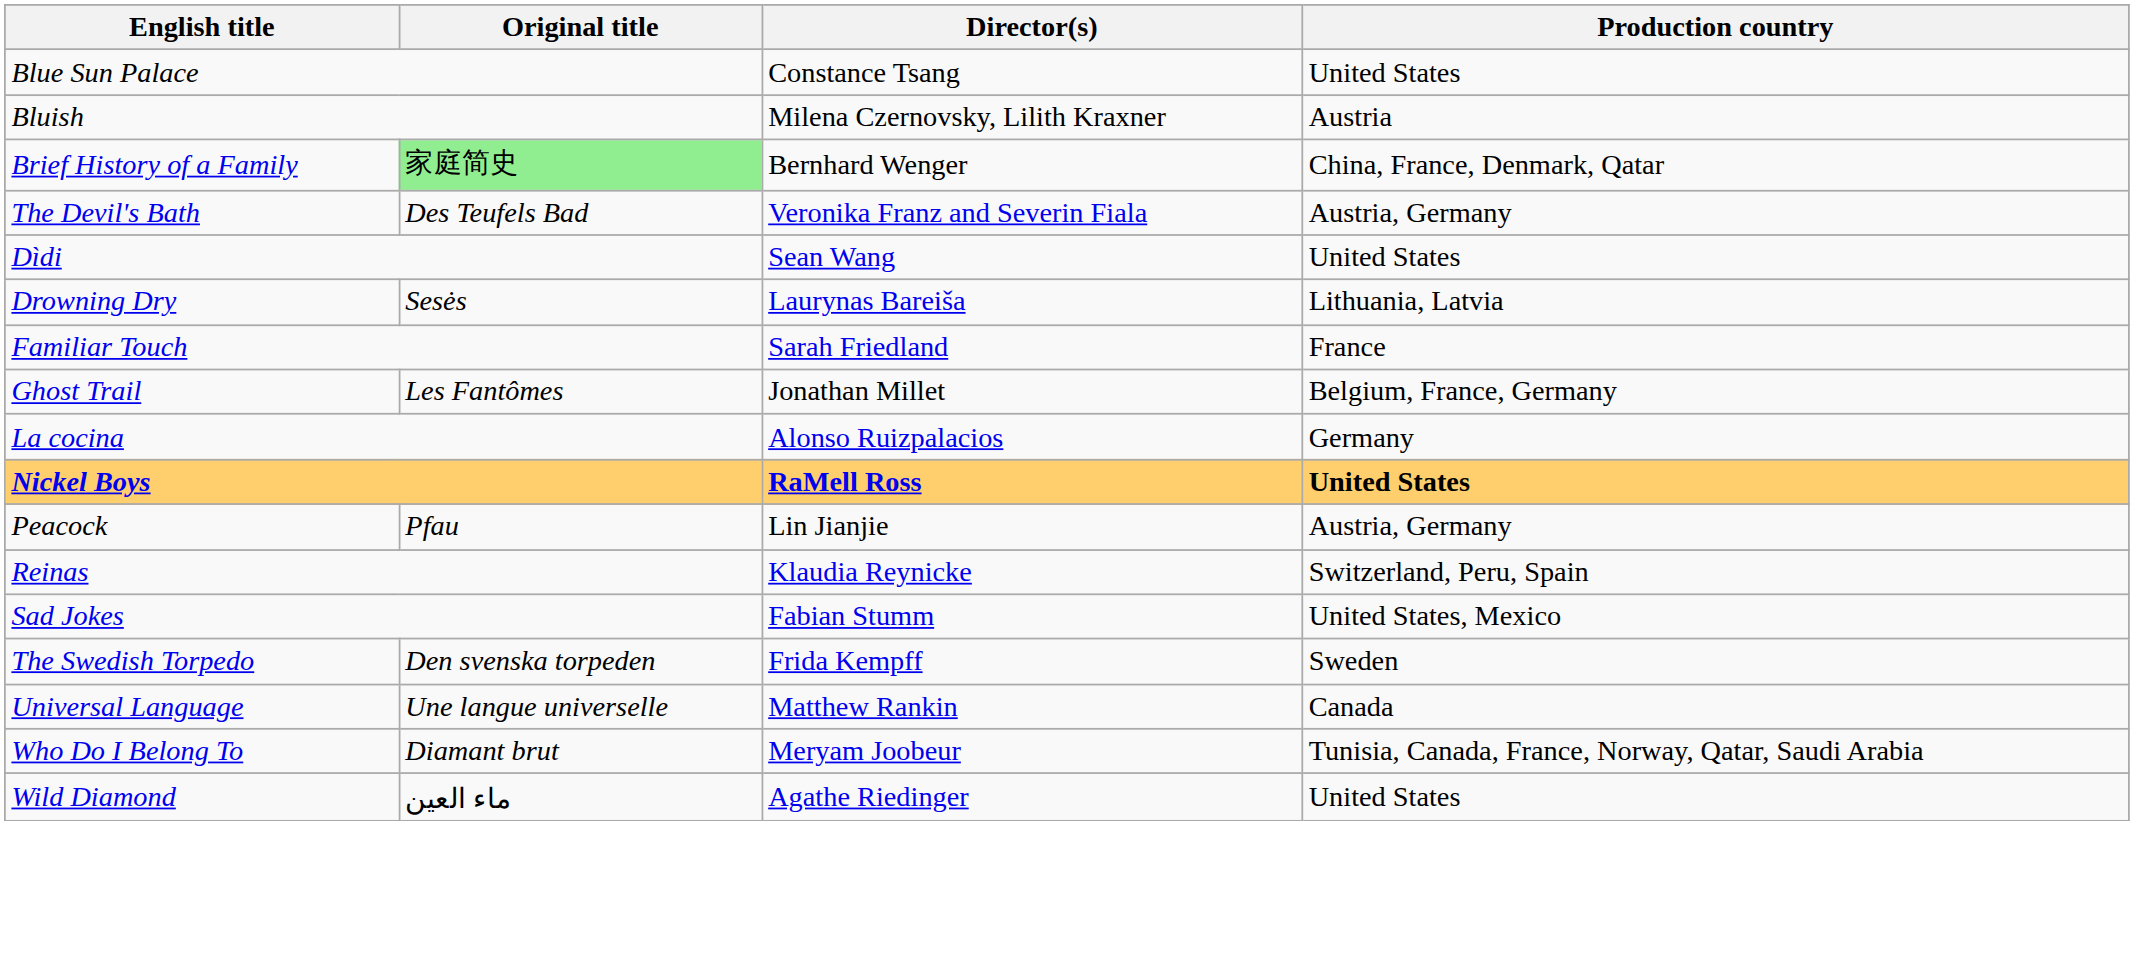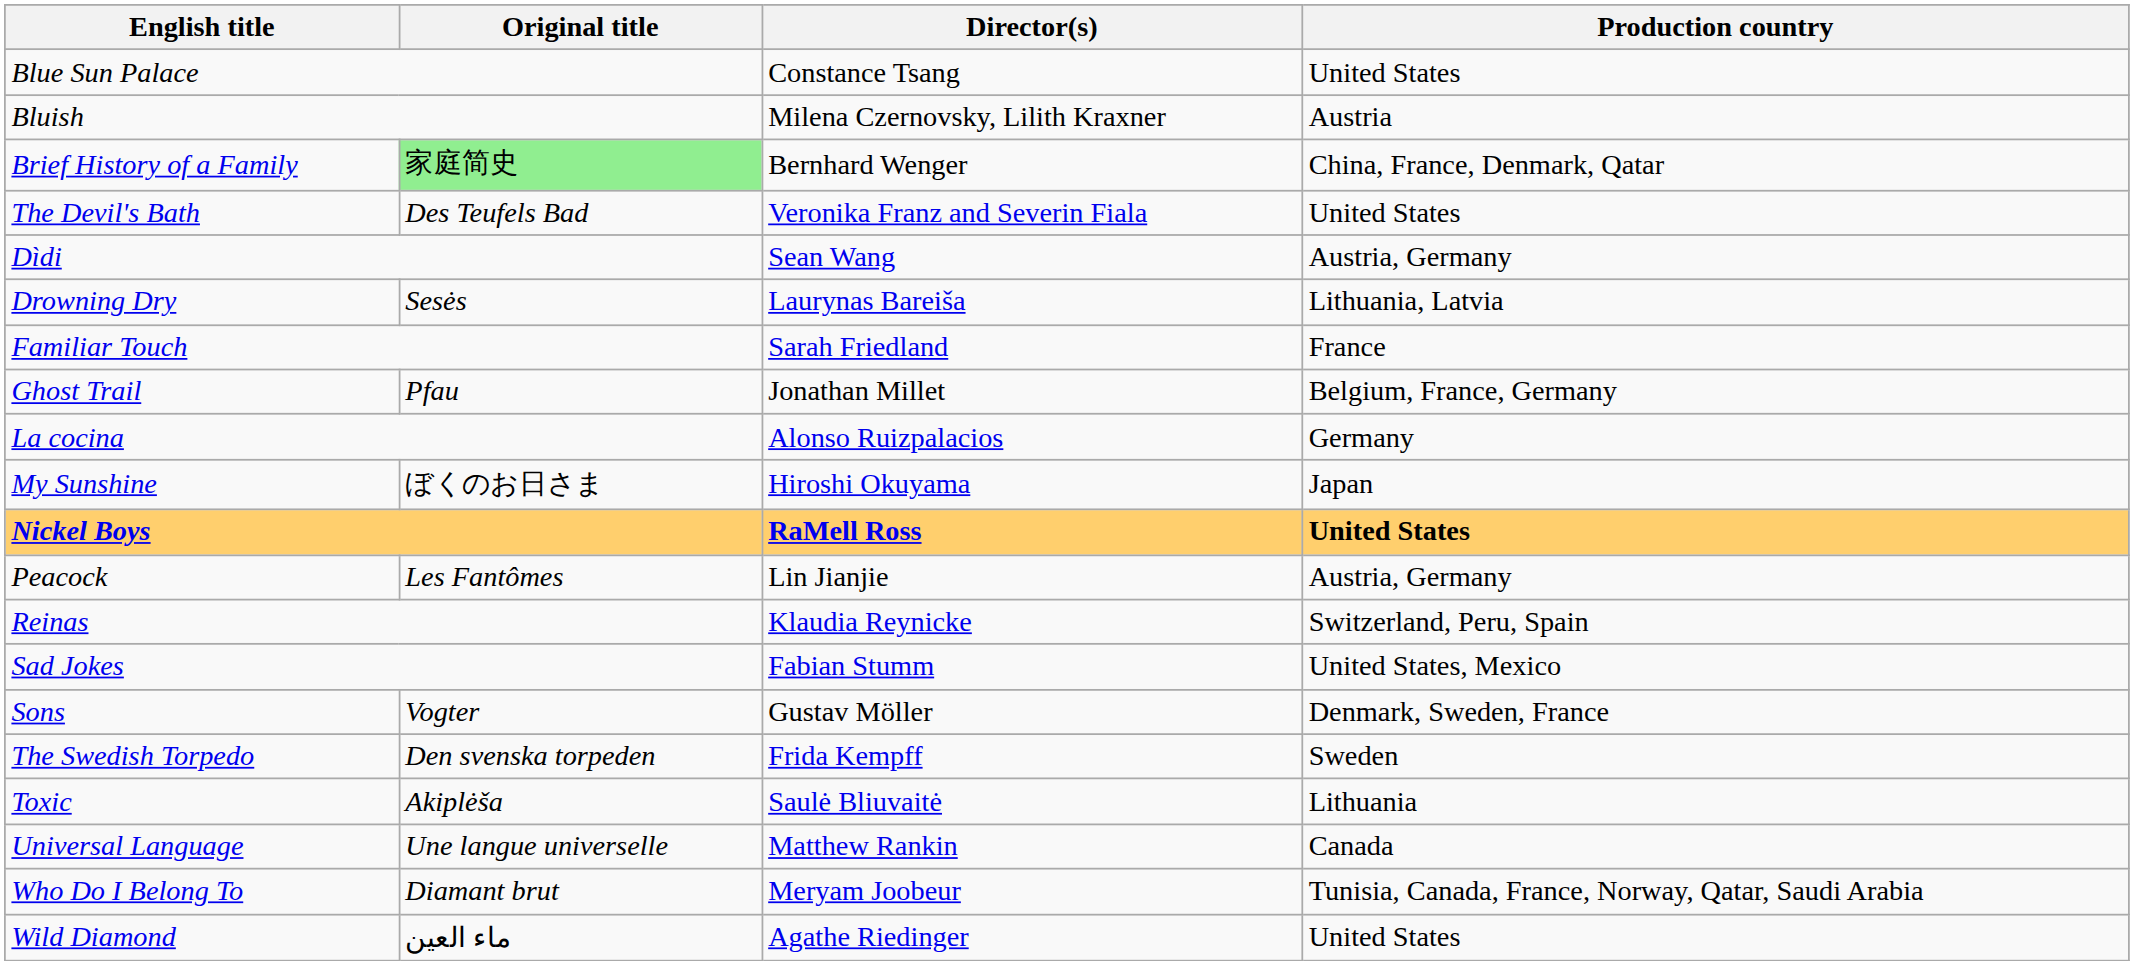(1410, 211) Austria, Germany -> (1385, 211) United States
(1385, 256) United States -> (1410, 256) Austria, Germany
(484, 391) Les Fantômes -> (432, 391) Pfau
+ row: (84, 484)
(432, 526) Pfau -> (484, 576) Les Fantômes
+ row: (38, 711)
+ row: (42, 801)
